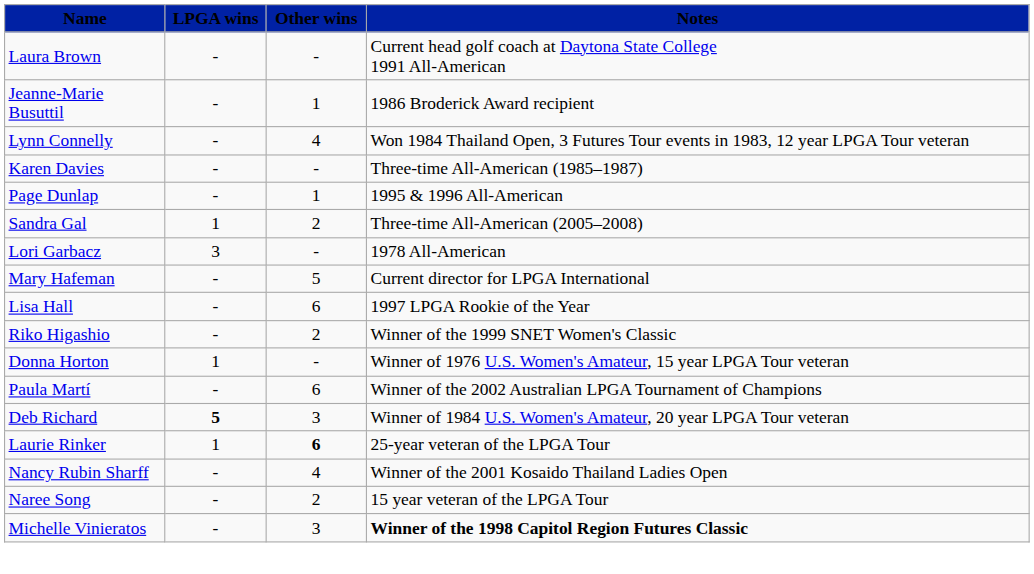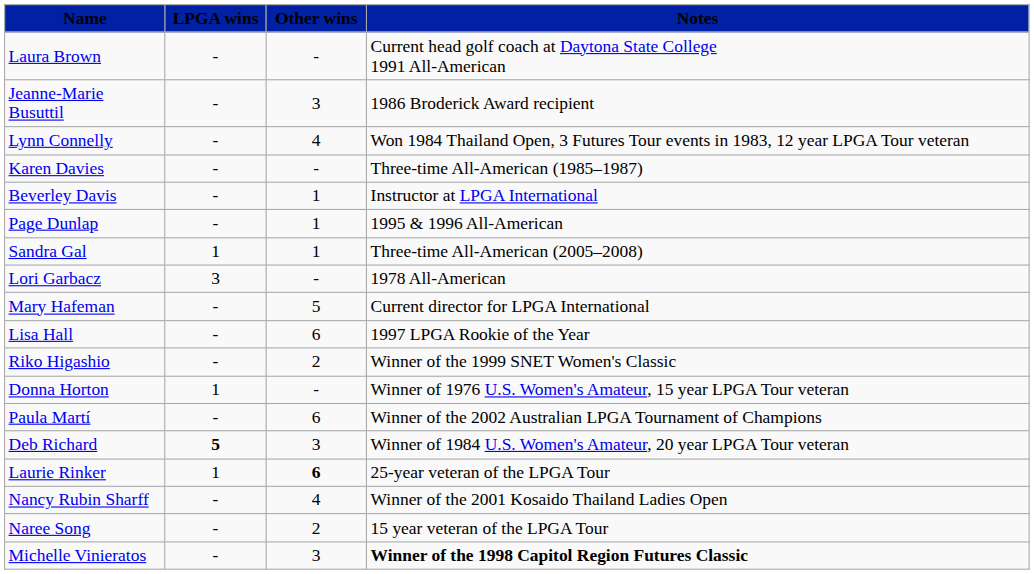(316, 103) 1 -> (316, 103) 3
+ row: (63, 195)
(316, 223) 2 -> (316, 251) 1
